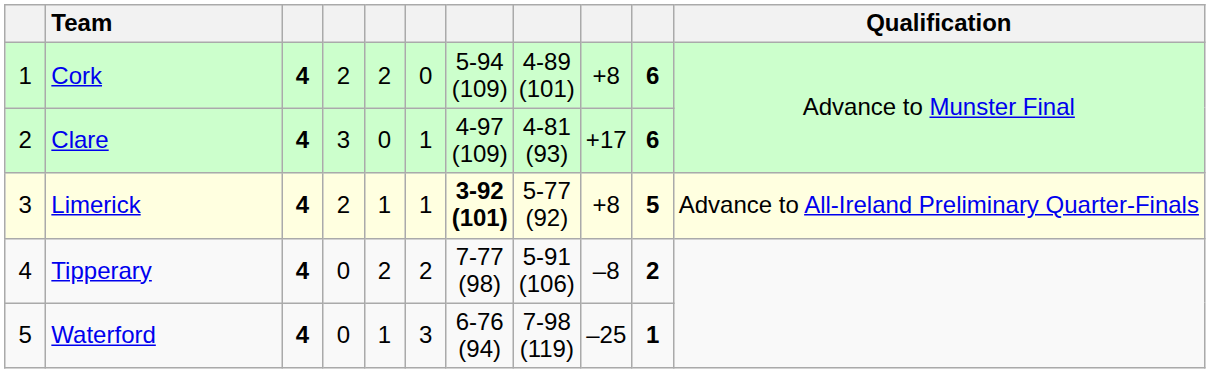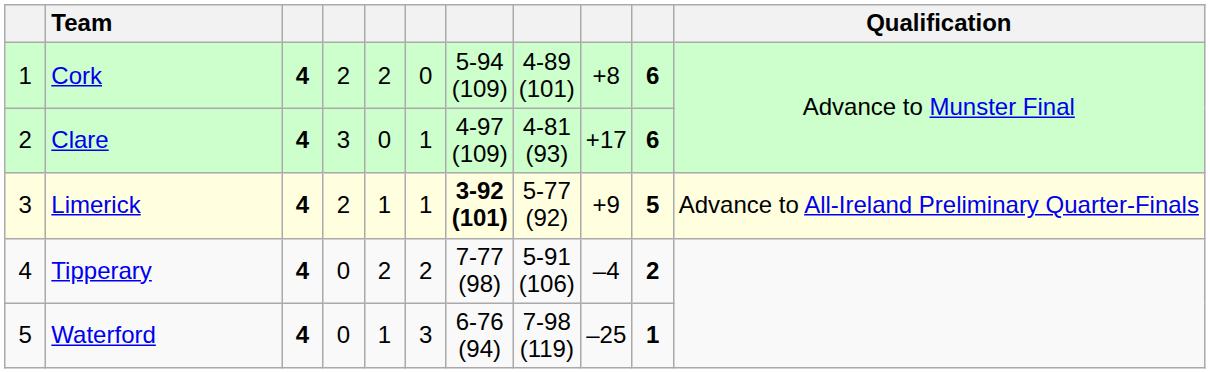(606, 205) +8 -> (606, 205) +9
(606, 270) –8 -> (606, 270) –4
